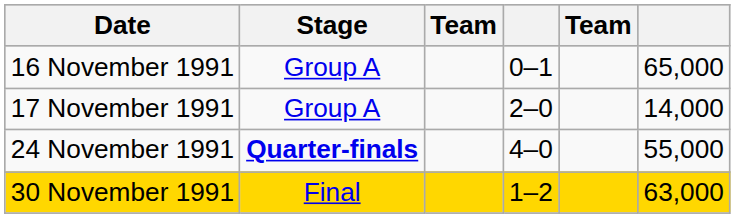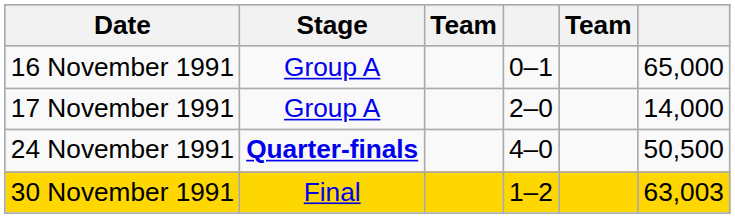(684, 150) 55,000 -> (684, 150) 50,500
(684, 191) 63,000 -> (684, 191) 63,003
